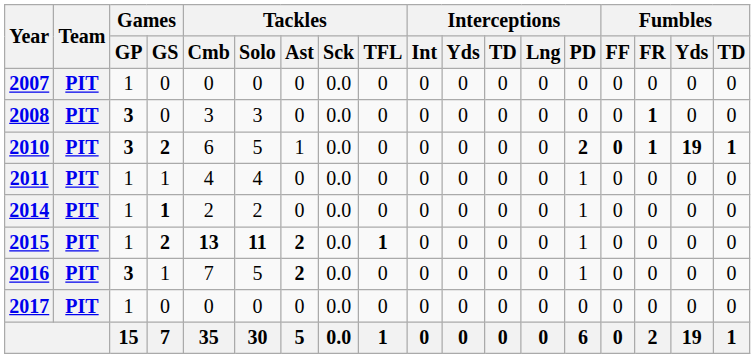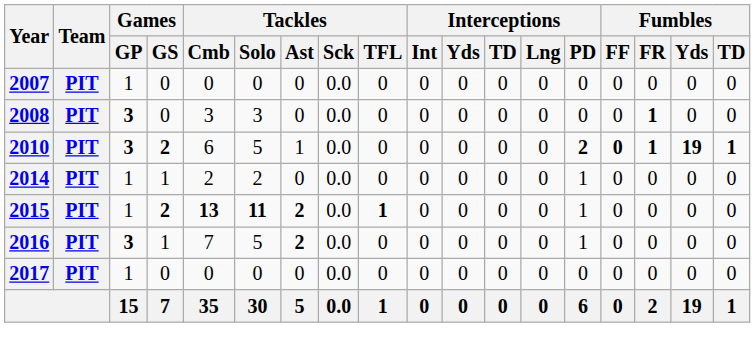- row: (29, 178)
(165, 210) bold -> (165, 178) normal
